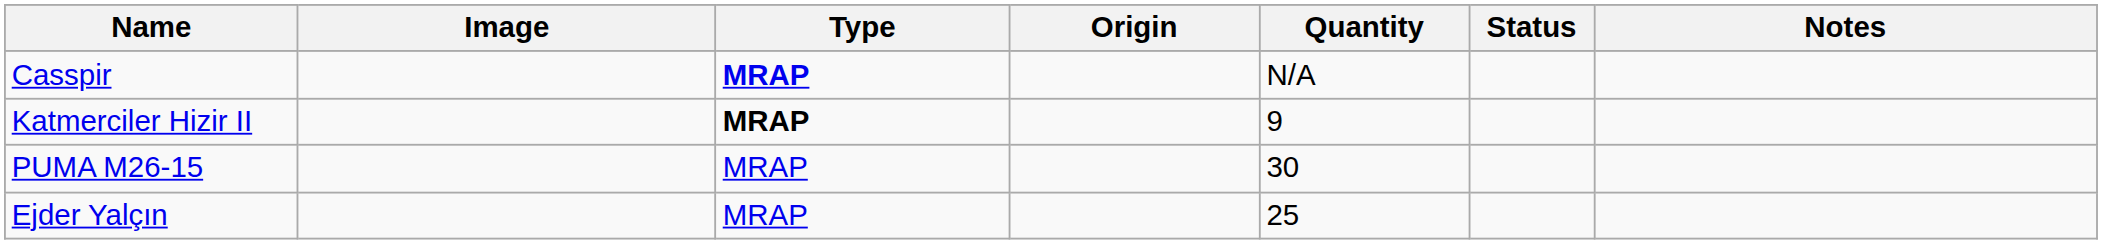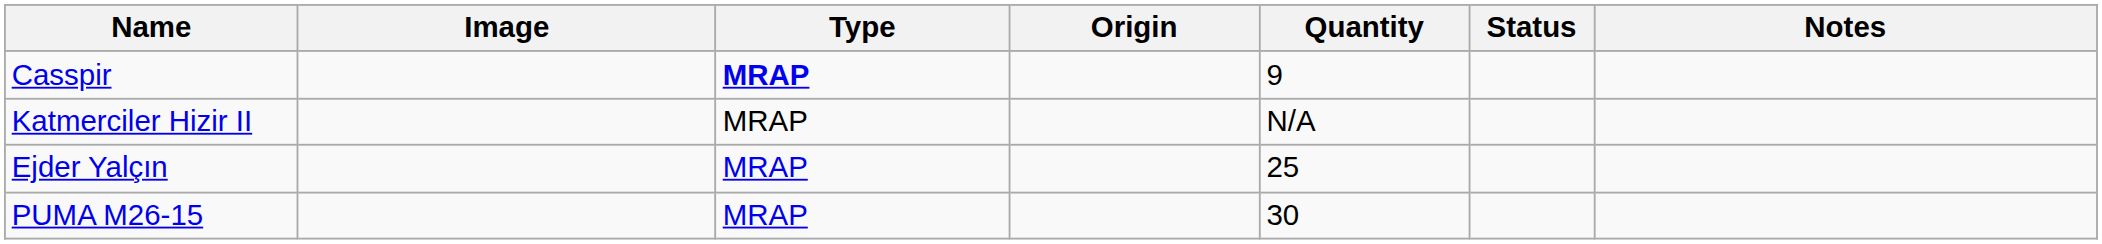(1291, 74) N/A -> (1275, 74) 9
(766, 121) bold -> (765, 121) normal
(1275, 121) 9 -> (1291, 121) N/A
rows swapped: (107, 167) <-> (90, 214)
